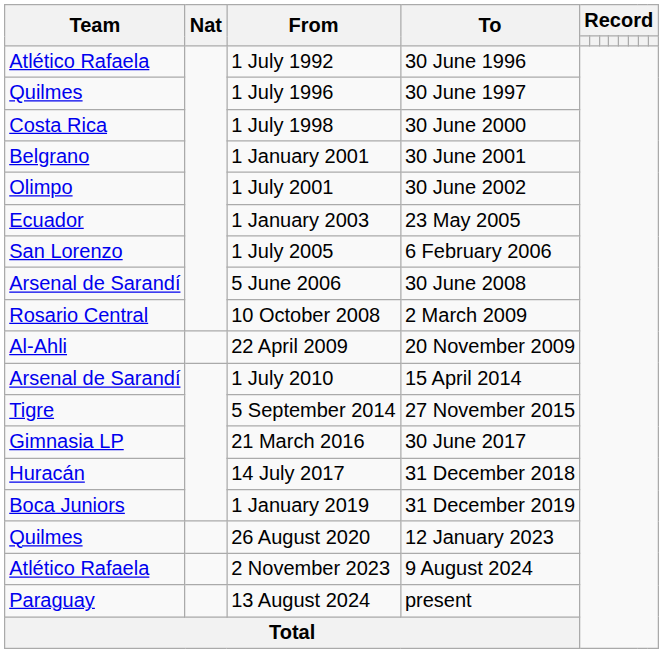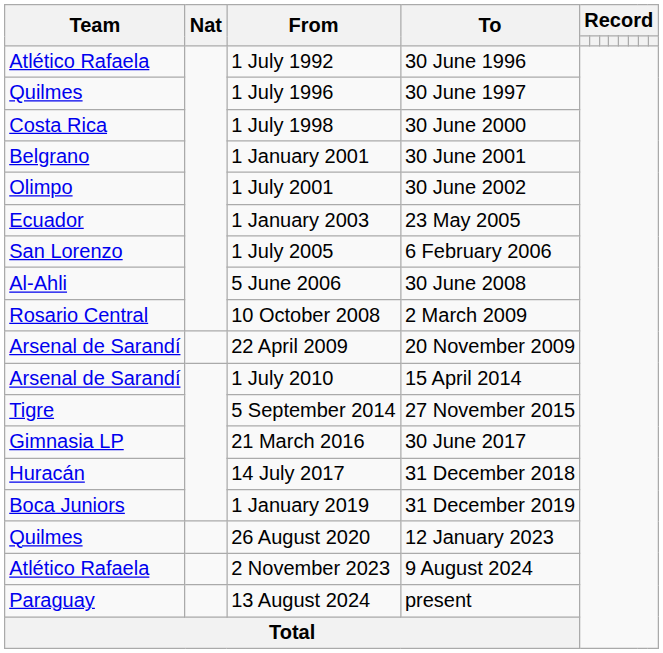(95, 283) Arsenal de Sarandí -> (38, 283) Al-Ahli
(38, 346) Al-Ahli -> (95, 346) Arsenal de Sarandí
